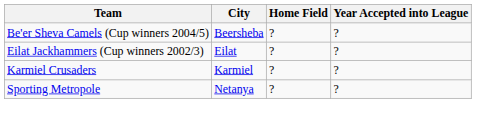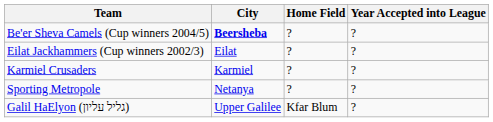(239, 32) normal -> (241, 32) bold
+ row: (68, 107)
